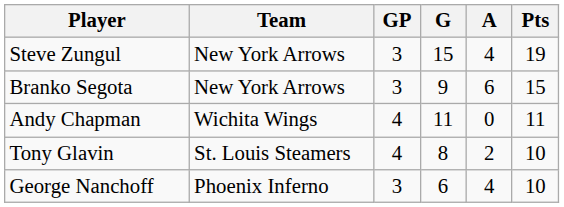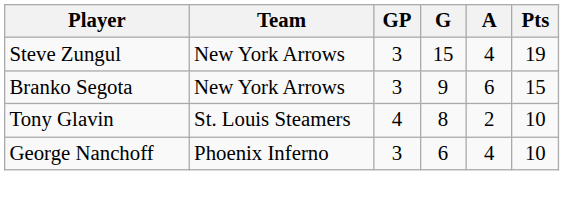- row: (75, 119)
